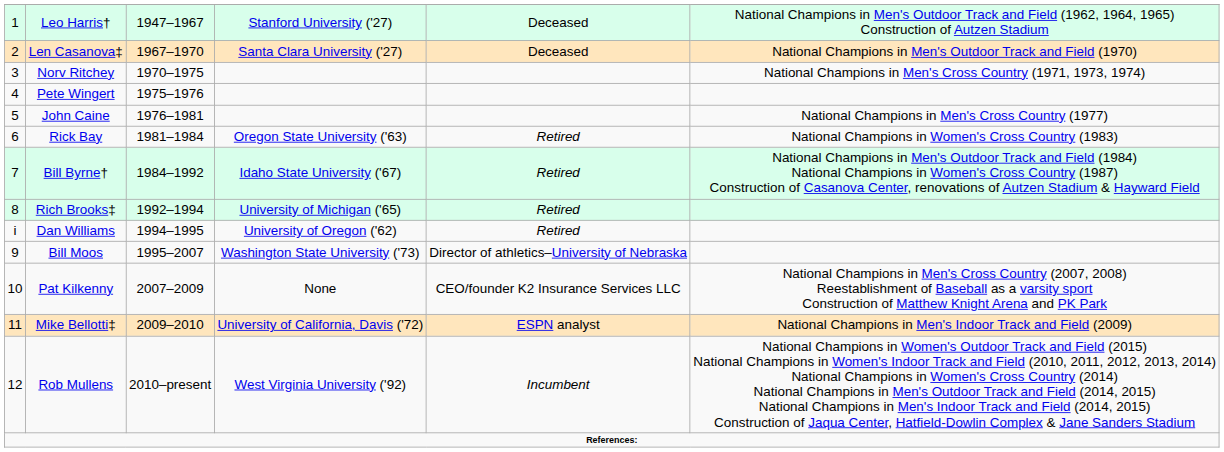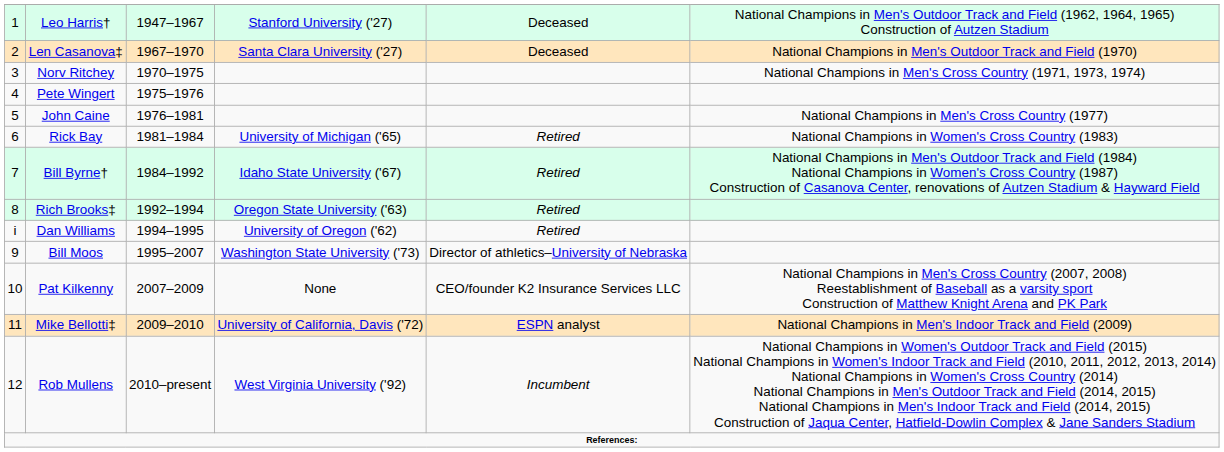(320, 136) Oregon State University ('63) -> (320, 136) University of Michigan ('65)
(320, 209) University of Michigan ('65) -> (320, 209) Oregon State University ('63)
